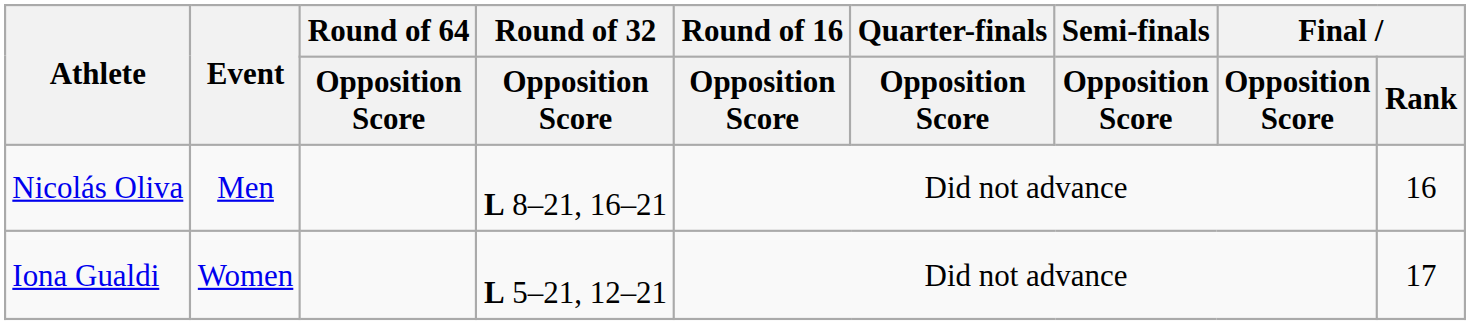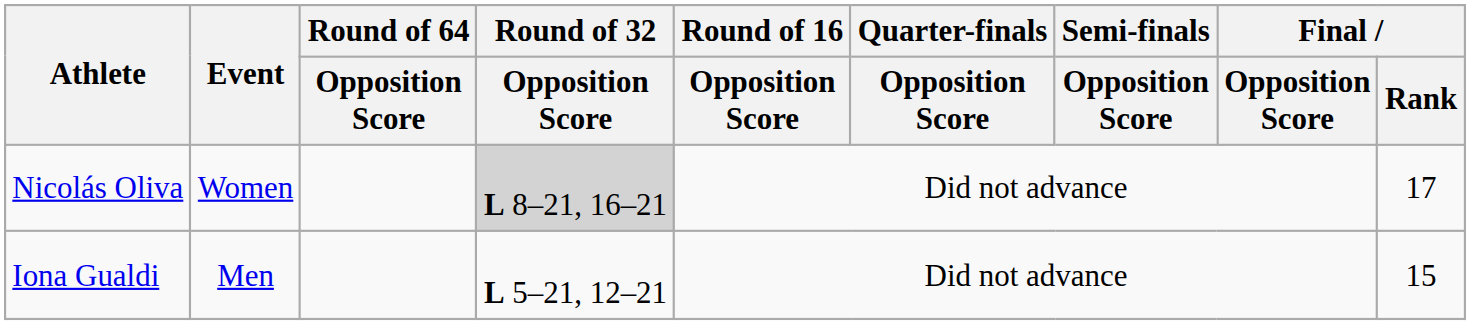(246, 187) Men -> (246, 187) Women
(576, 205) no background -> (576, 205) lightgrey background
(1421, 187) 16 -> (1421, 187) 17
(246, 274) Women -> (246, 274) Men
(1421, 274) 17 -> (1421, 274) 15
